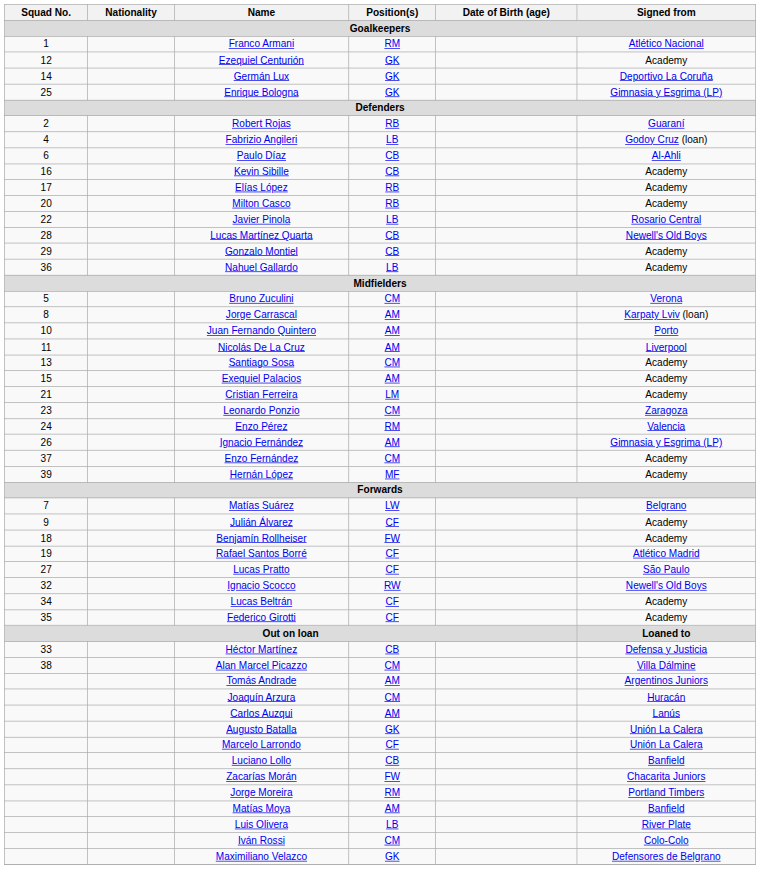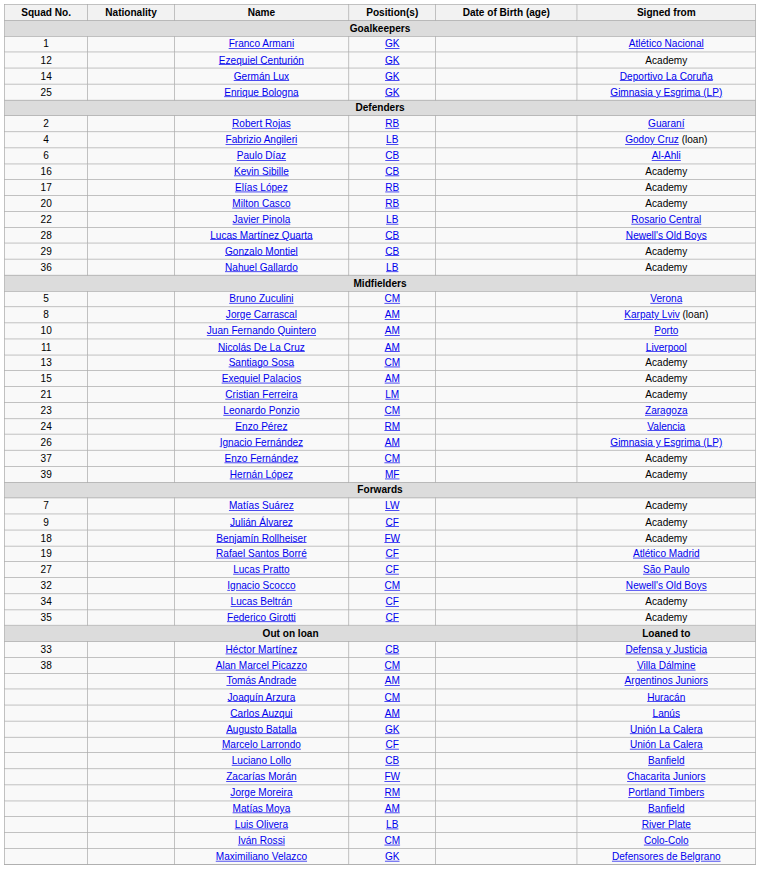(392, 45) RM -> (392, 45) GK
(666, 506) Belgrano -> (666, 506) Academy
(392, 586) RW -> (392, 586) CM
